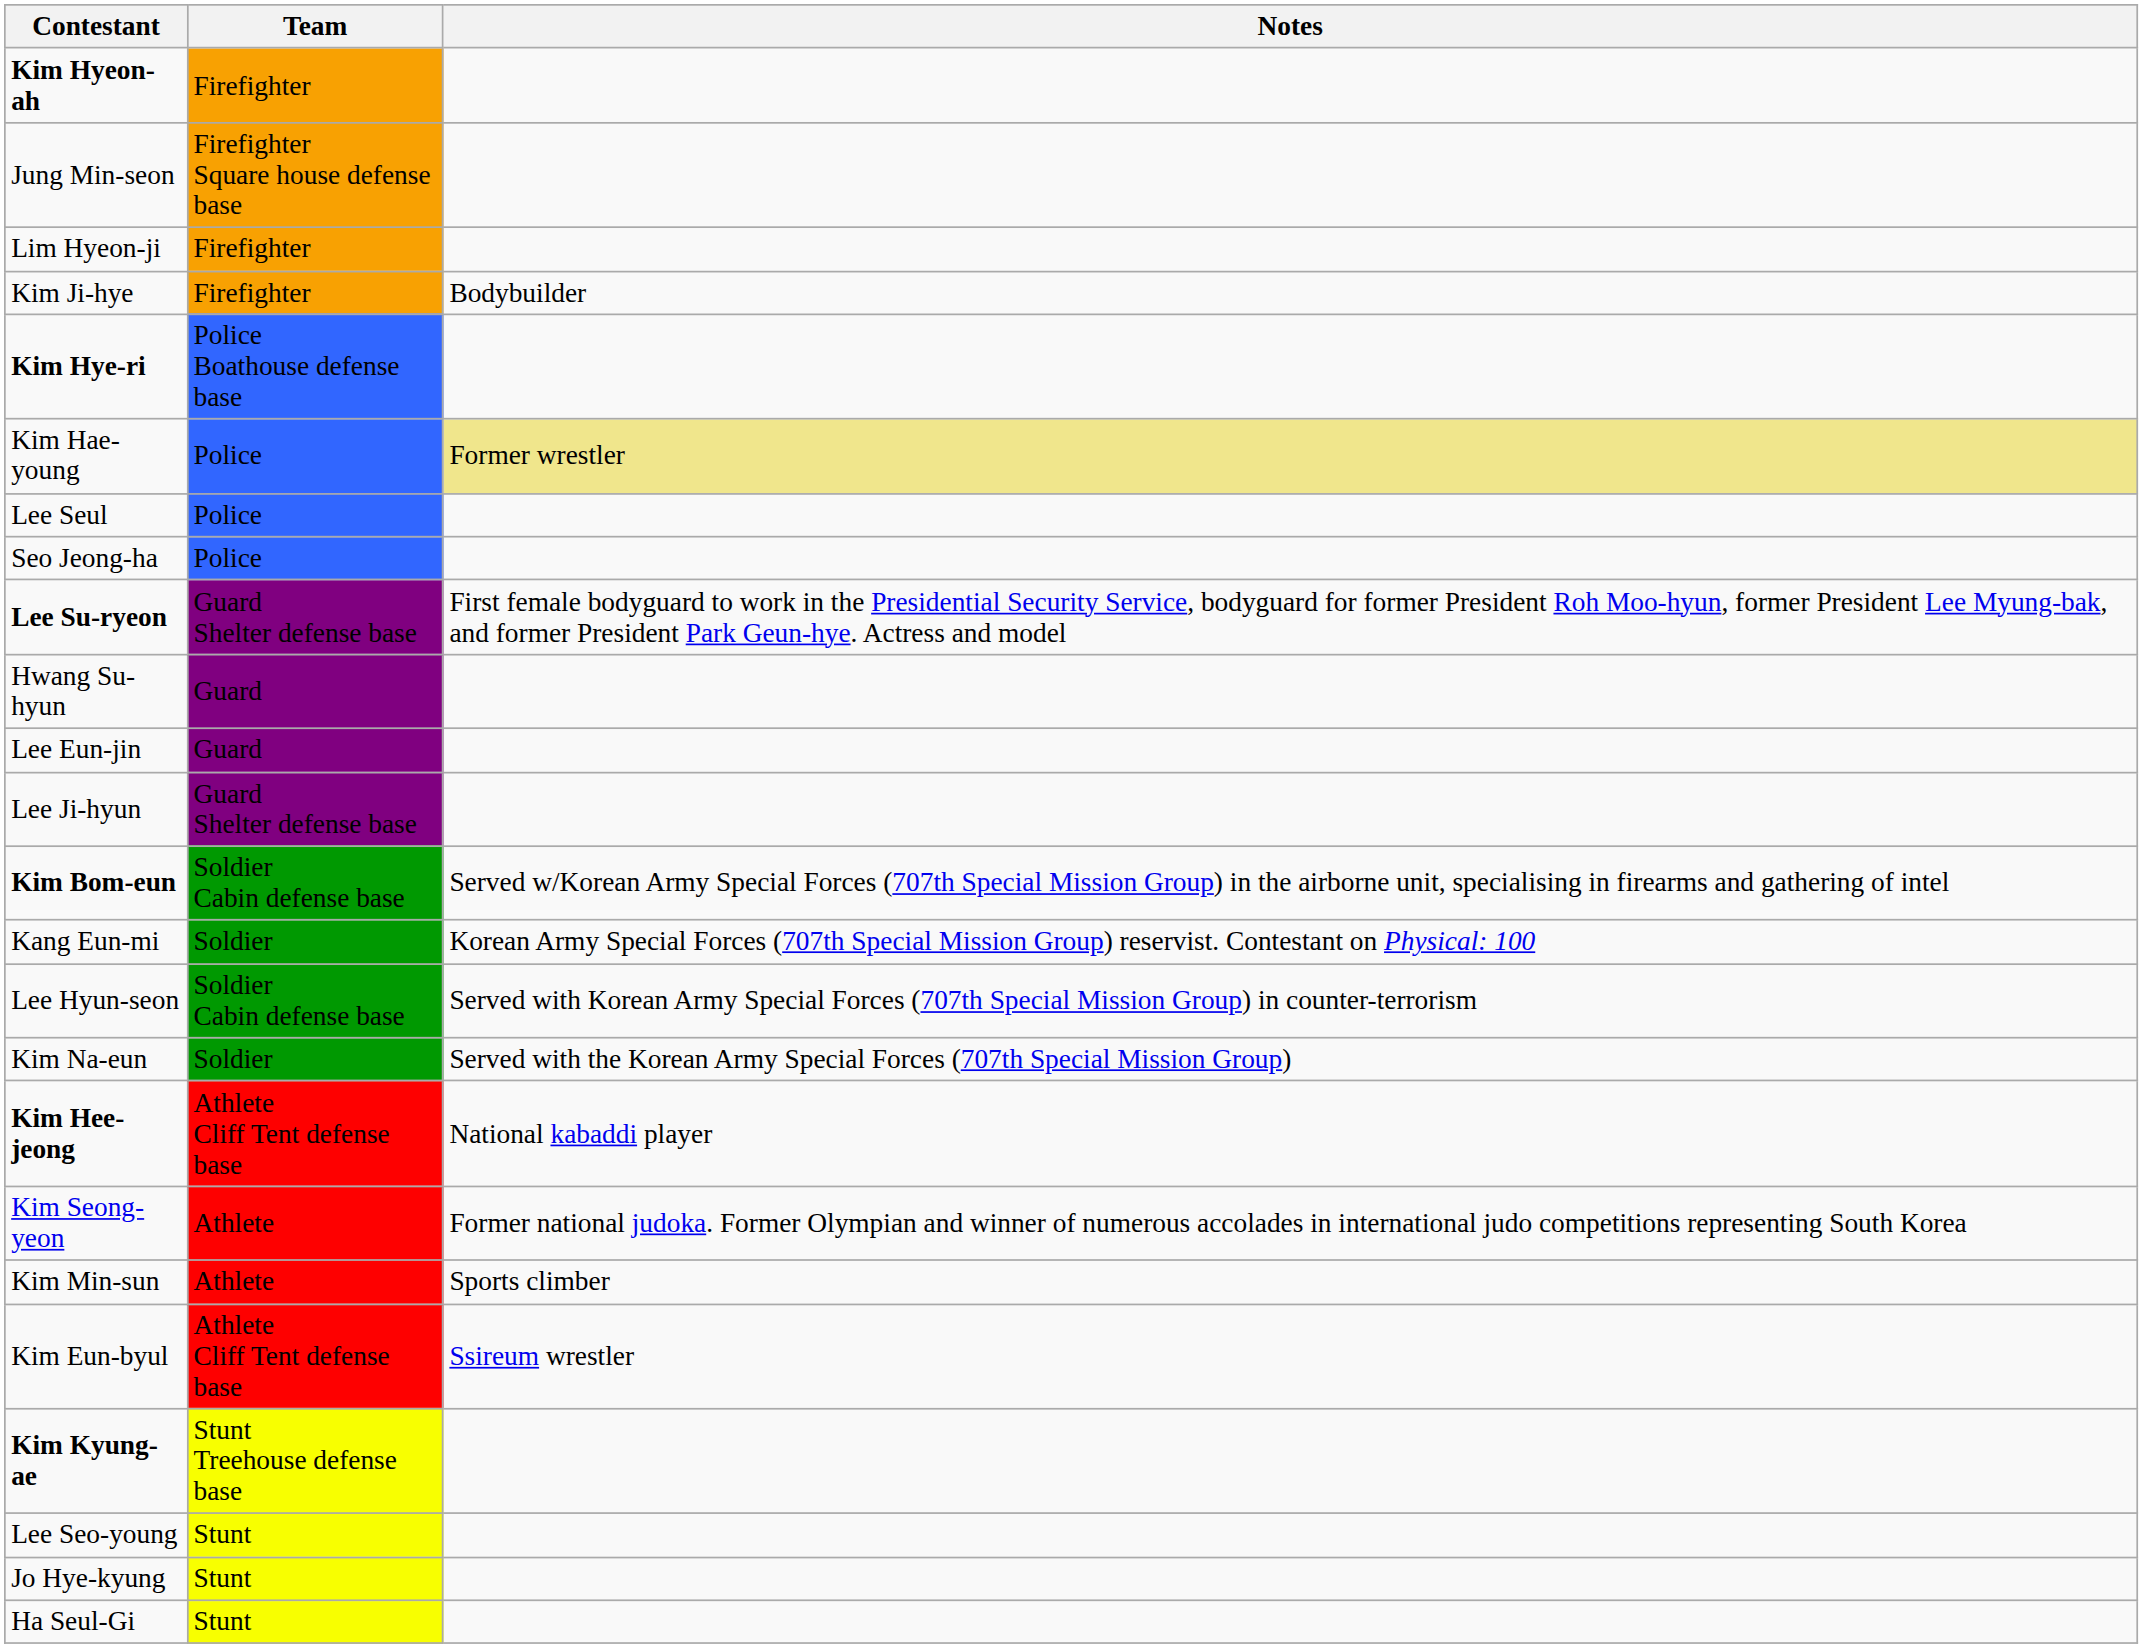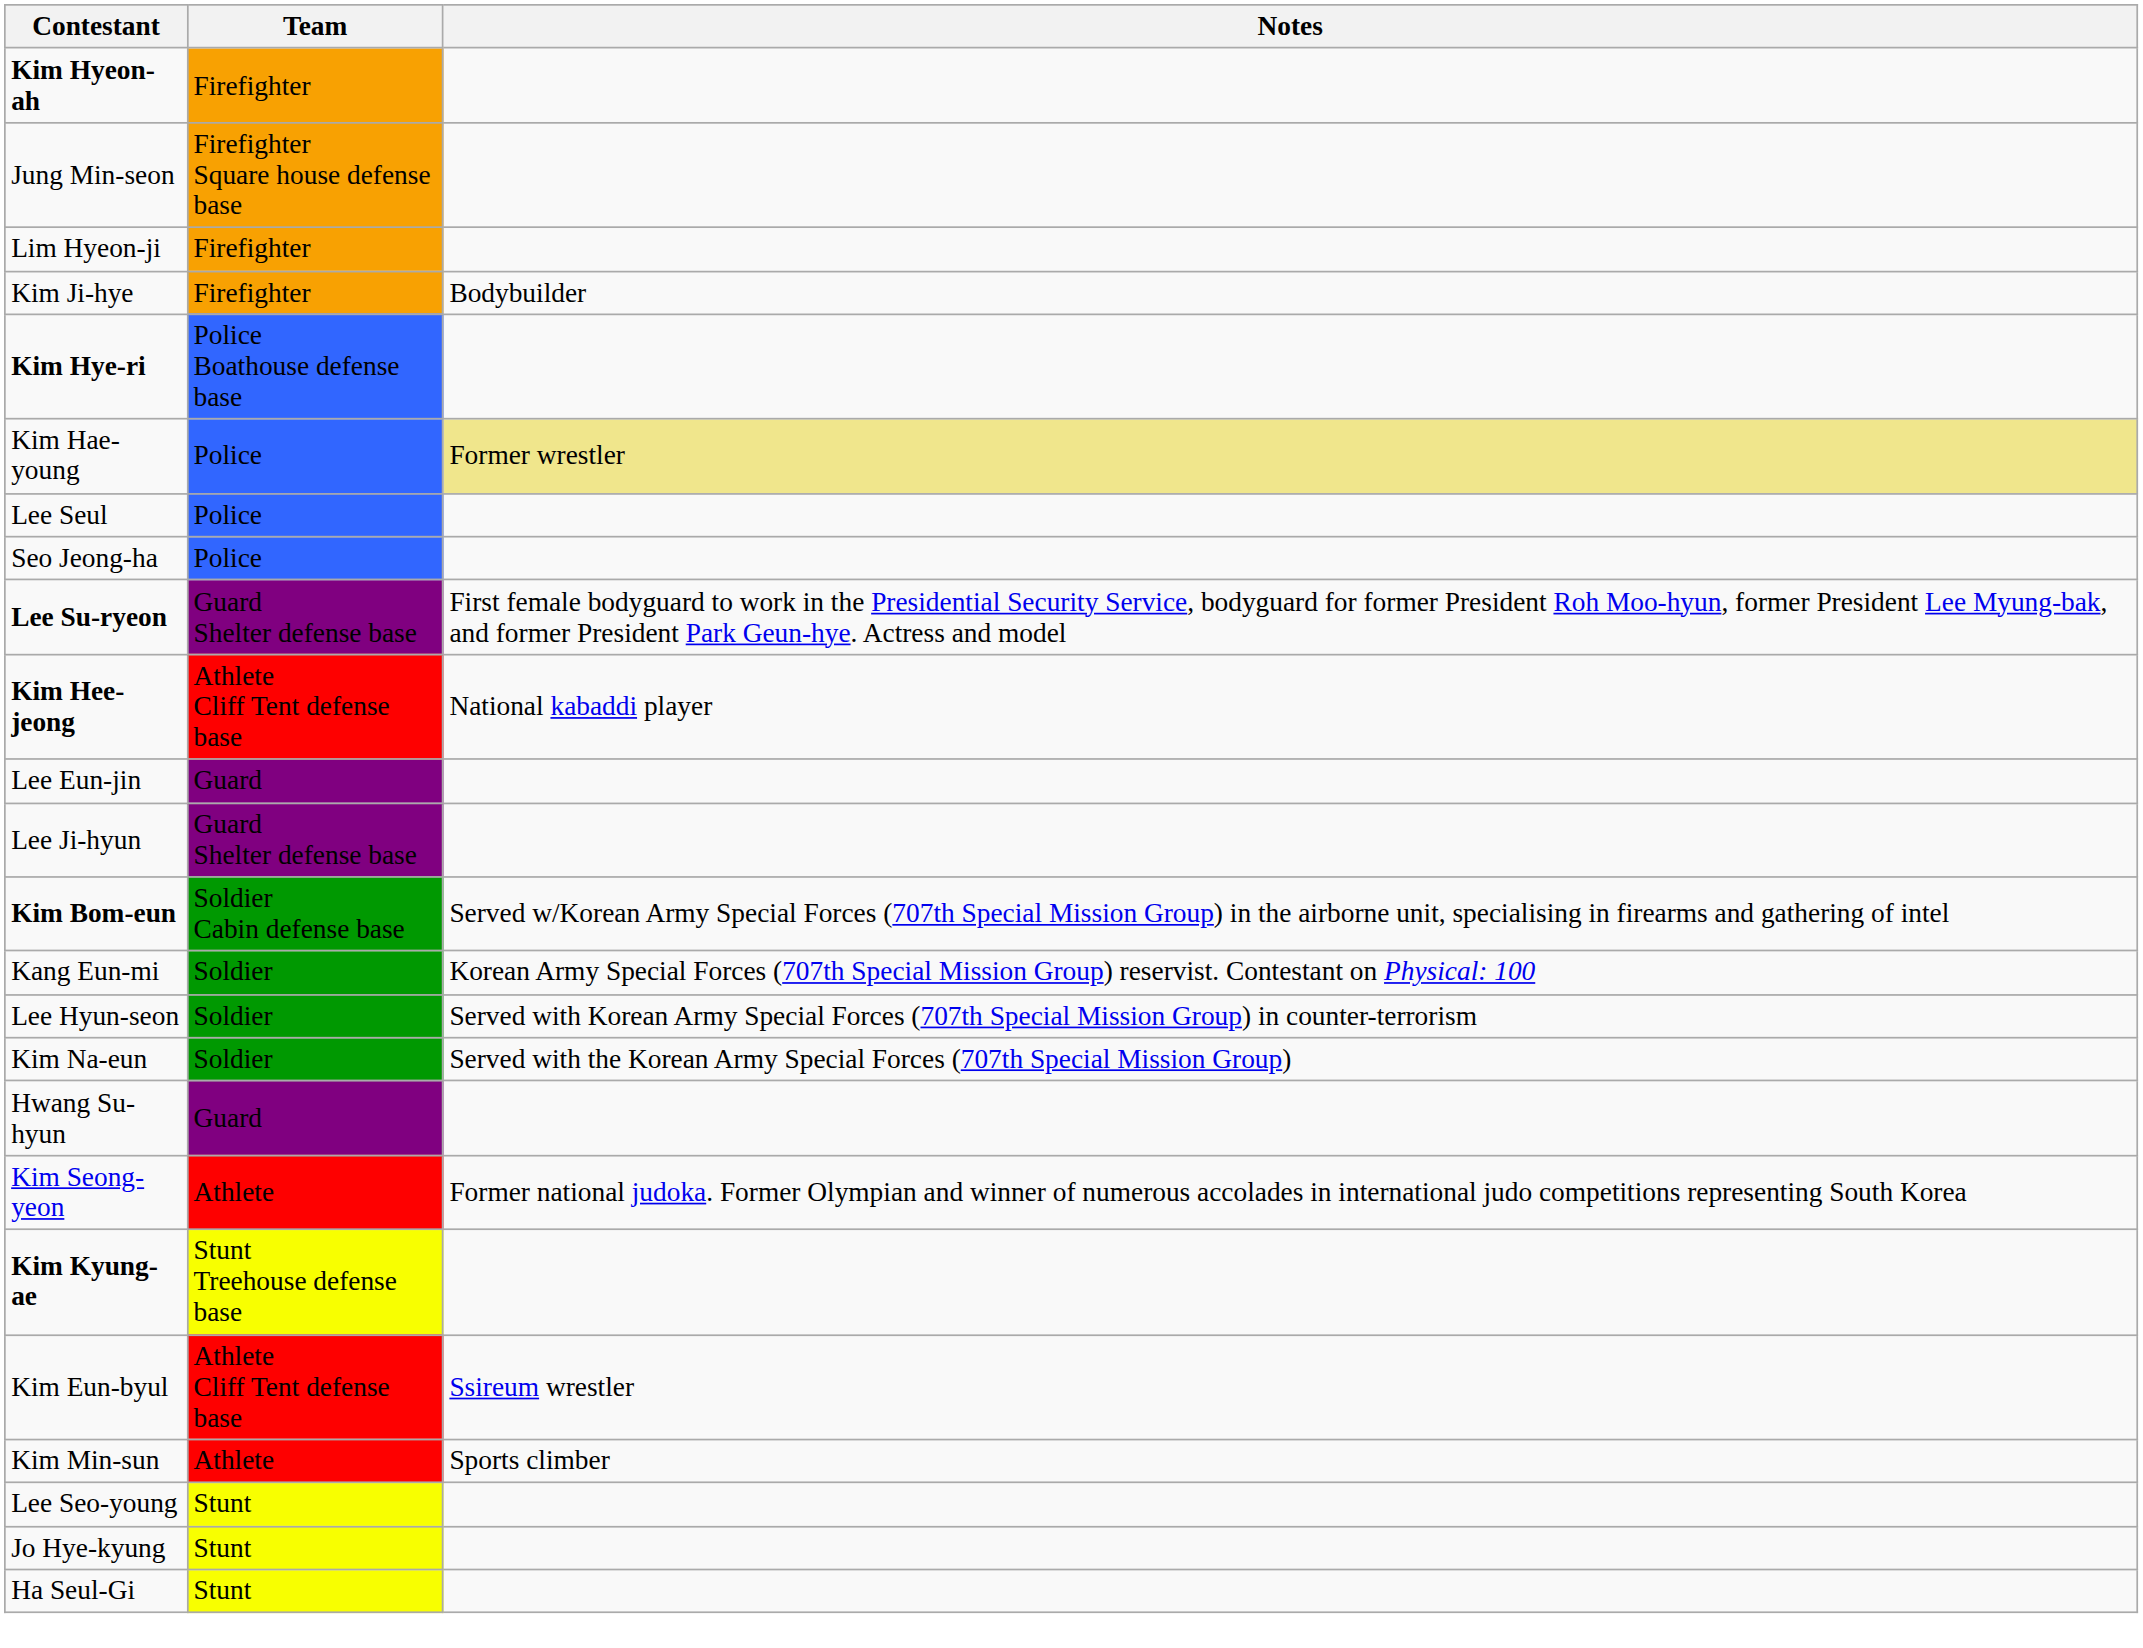rows swapped: (73, 690) <-> (68, 1133)
(299, 1000) Soldier Cabin defense base -> (233, 1015) Soldier
rows swapped: (85, 1281) <-> (85, 1460)
